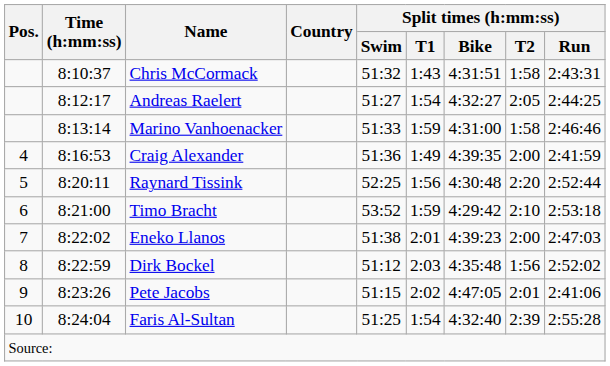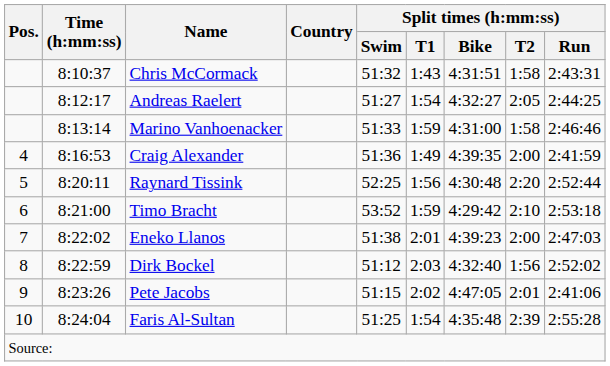(475, 264) 4:35:48 -> (475, 264) 4:32:40
(475, 319) 4:32:40 -> (475, 319) 4:35:48
